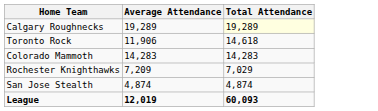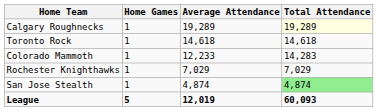+ column: (151, 12)
(140, 41) 11,906 -> (199, 41) 14,618
(140, 56) 14,283 -> (199, 56) 12,233
(138, 70) 7,209 -> (196, 70) 7,029
(239, 85) no background -> (297, 85) lightgreen background
